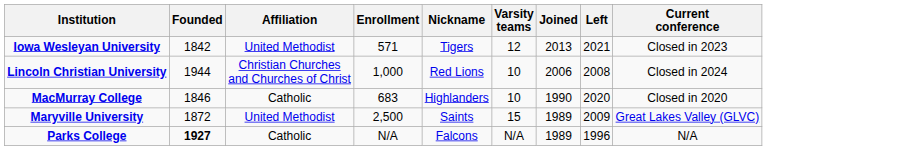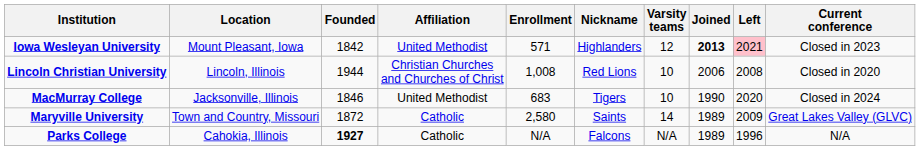+ column: (246, 20)
(457, 46) Tigers -> (609, 46) Highlanders
(558, 46) normal -> (711, 46) bold
(597, 46) no background -> (749, 46) pink background
(388, 72) 1,000 -> (541, 72) 1,008
(687, 72) Closed in 2024 -> (840, 72) Closed in 2020
(290, 98) Catholic -> (442, 98) United Methodist
(457, 98) Highlanders -> (609, 98) Tigers
(687, 98) Closed in 2020 -> (840, 98) Closed in 2024
(290, 117) United Methodist -> (442, 117) Catholic
(388, 117) 2,500 -> (541, 117) 2,580
(514, 117) 15 -> (667, 117) 14
